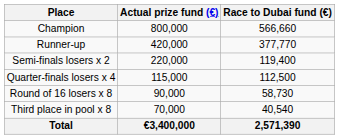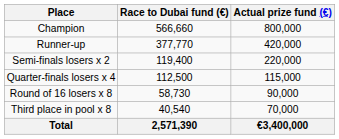columns swapped: (169, 12) <-> (278, 12)
